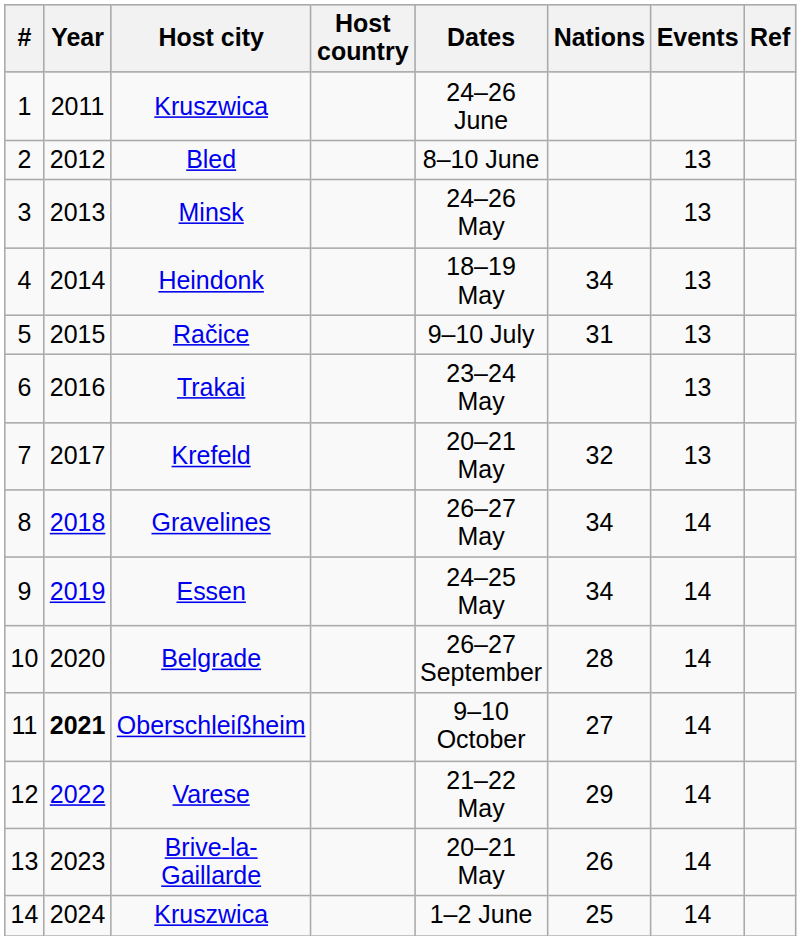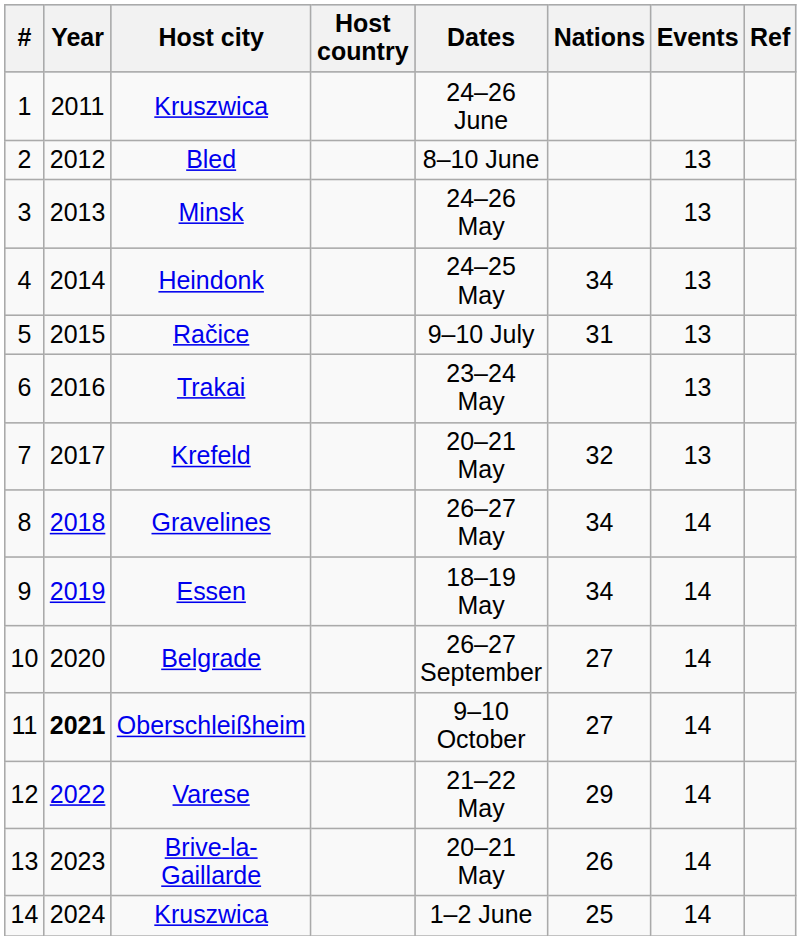(481, 280) 18–19 May -> (481, 280) 24–25 May
(481, 591) 24–25 May -> (481, 591) 18–19 May
(599, 658) 28 -> (599, 658) 27
